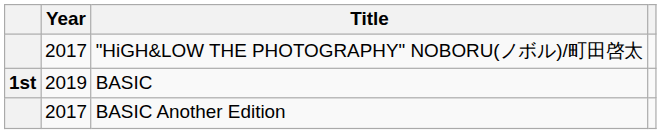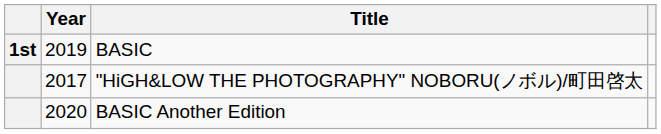rows swapped: (369, 50) <-> (124, 82)
(66, 112) 2017 -> (66, 112) 2020
